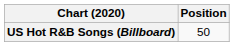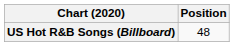(204, 32) 50 -> (204, 32) 48
